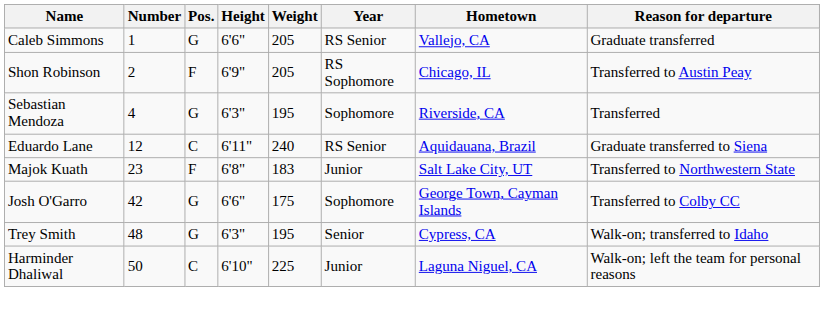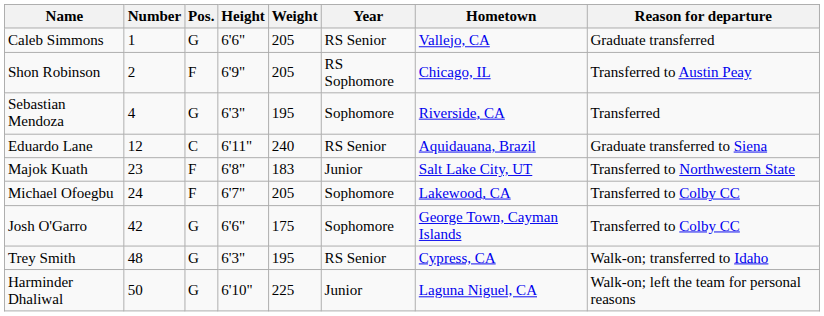+ row: (61, 193)
(344, 234) Senior -> (355, 258) RS Senior
(193, 266) C -> (194, 290) G
